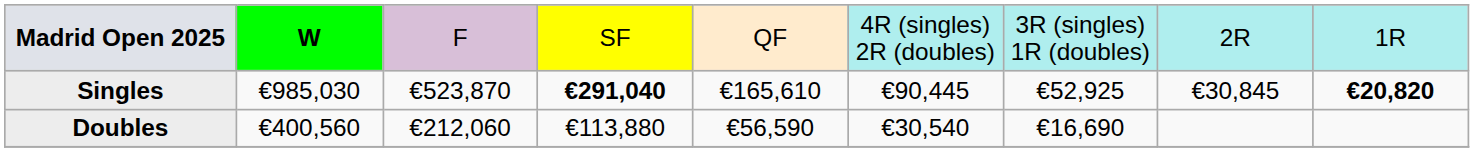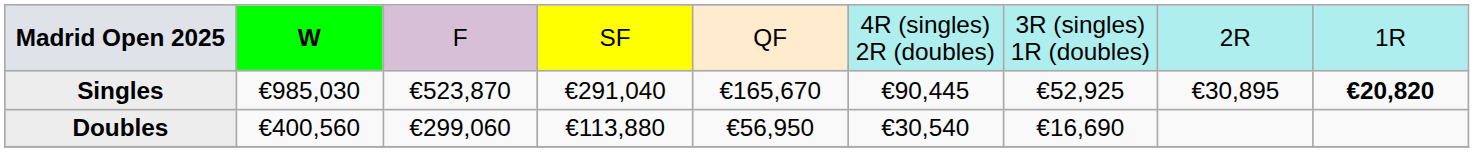(615, 90) bold -> (615, 90) normal
(770, 90) €165,610 -> (770, 90) €165,670
(1235, 90) €30,845 -> (1235, 90) €30,895
(460, 128) €212,060 -> (460, 128) €299,060
(770, 128) €56,590 -> (770, 128) €56,950
